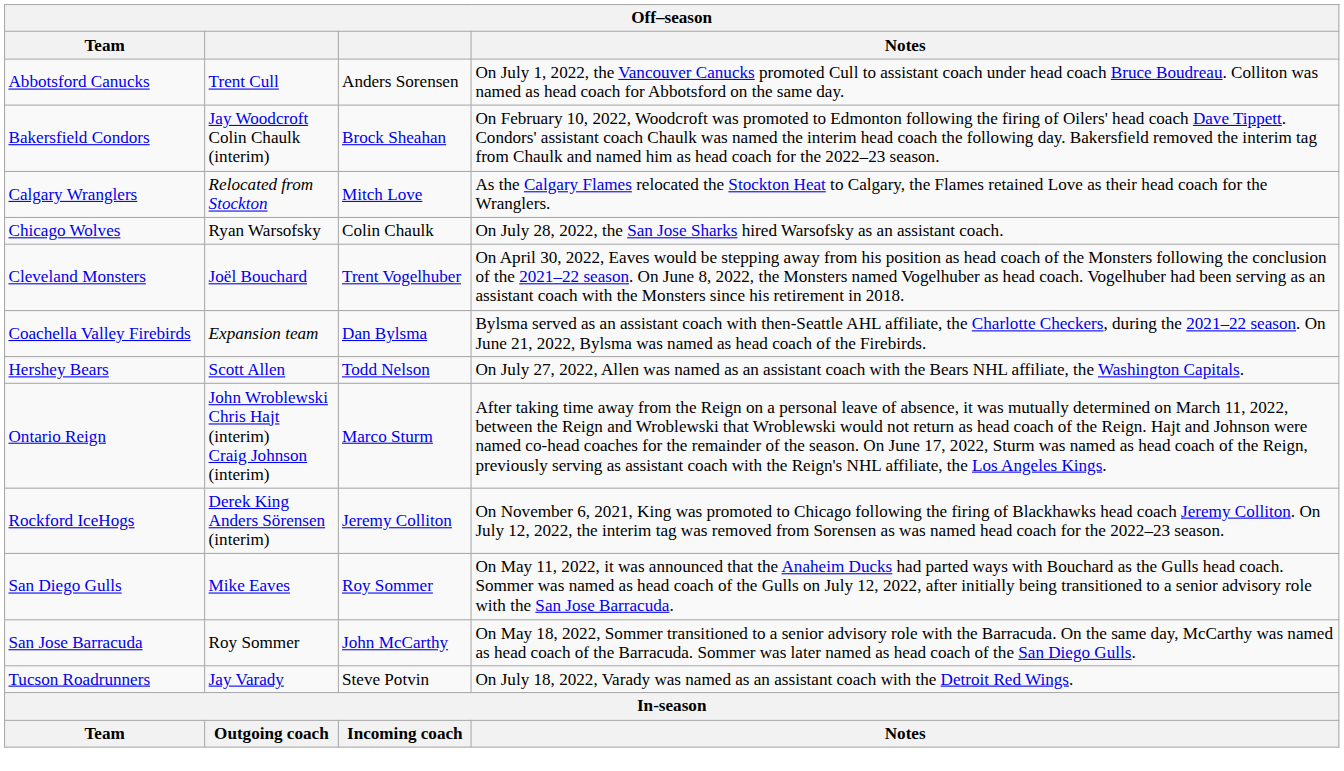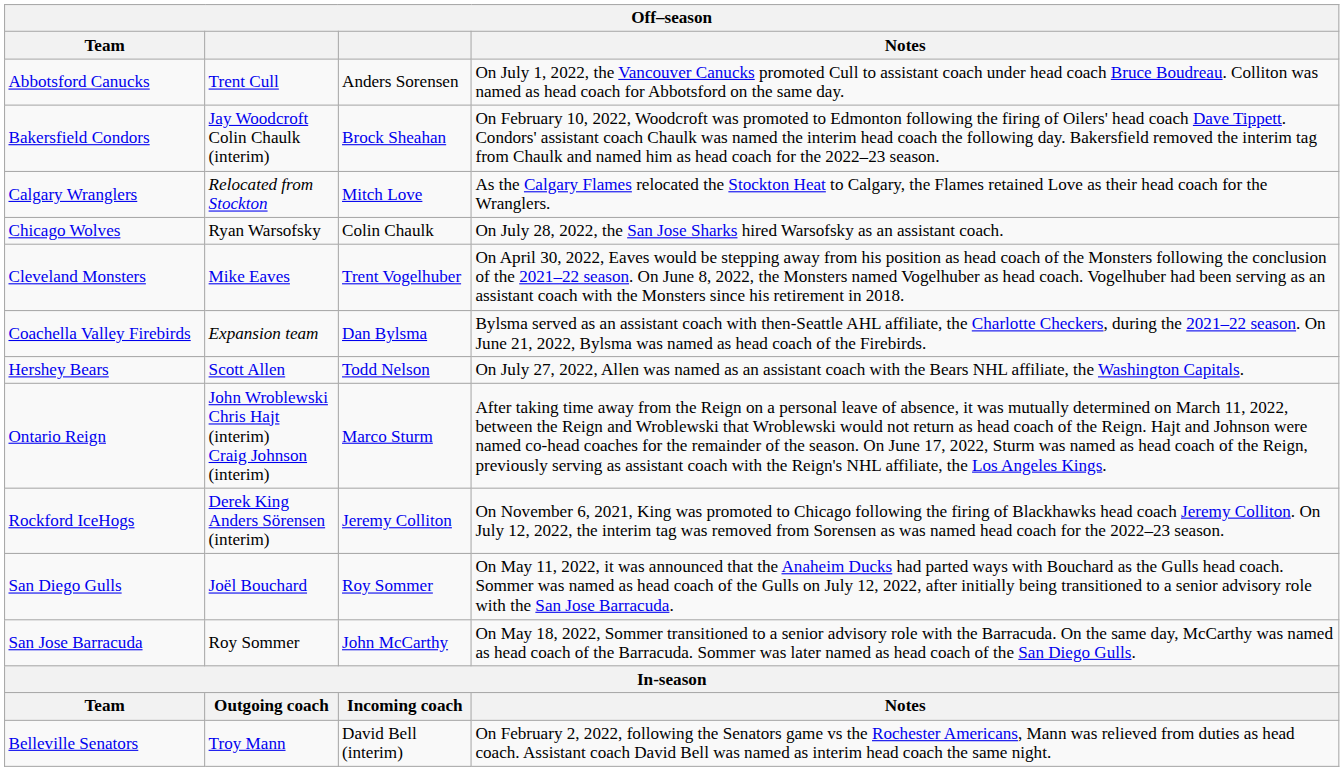(258, 277) Joël Bouchard -> (249, 277) Mike Eaves
(249, 586) Mike Eaves -> (258, 586) Joël Bouchard
- row: (79, 679)
+ row: (73, 743)
